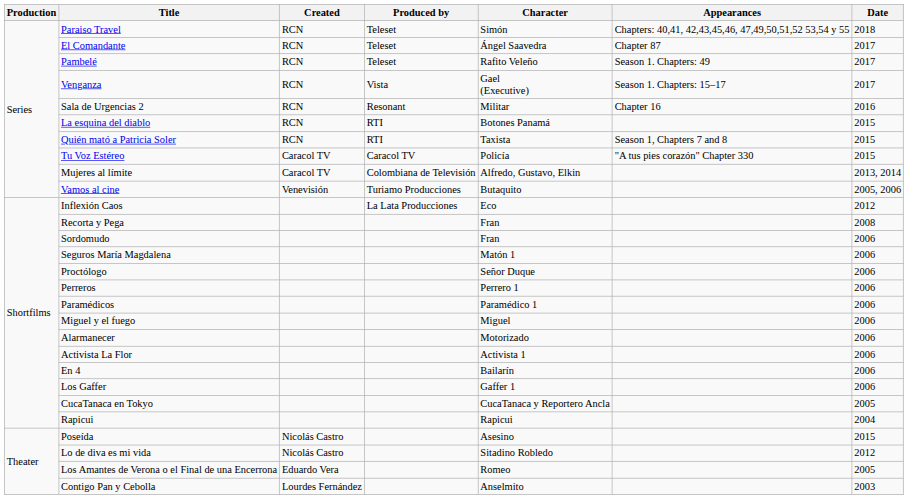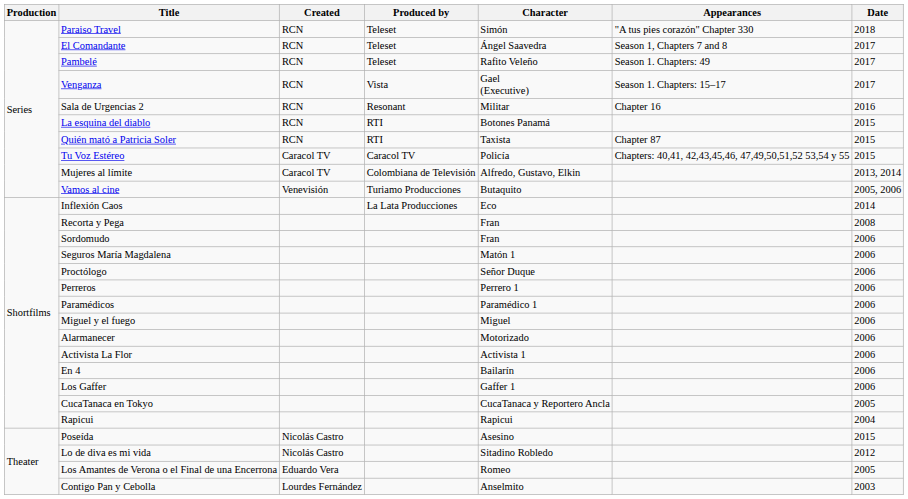(732, 29) Chapters: 40,41, 42,43,45,46, 47,49,50,51,52 53,54 y 55 -> (684, 29) "A tus pies corazón" Chapter 330
(638, 45) Chapter 87 -> (671, 45) Season 1, Chapters 7 and 8
(671, 139) Season 1, Chapters 7 and 8 -> (638, 139) Chapter 87
(684, 156) "A tus pies corazón" Chapter 330 -> (732, 156) Chapters: 40,41, 42,43,45,46, 47,49,50,51,52 53,54 y 55
(865, 205) 2012 -> (865, 205) 2014
